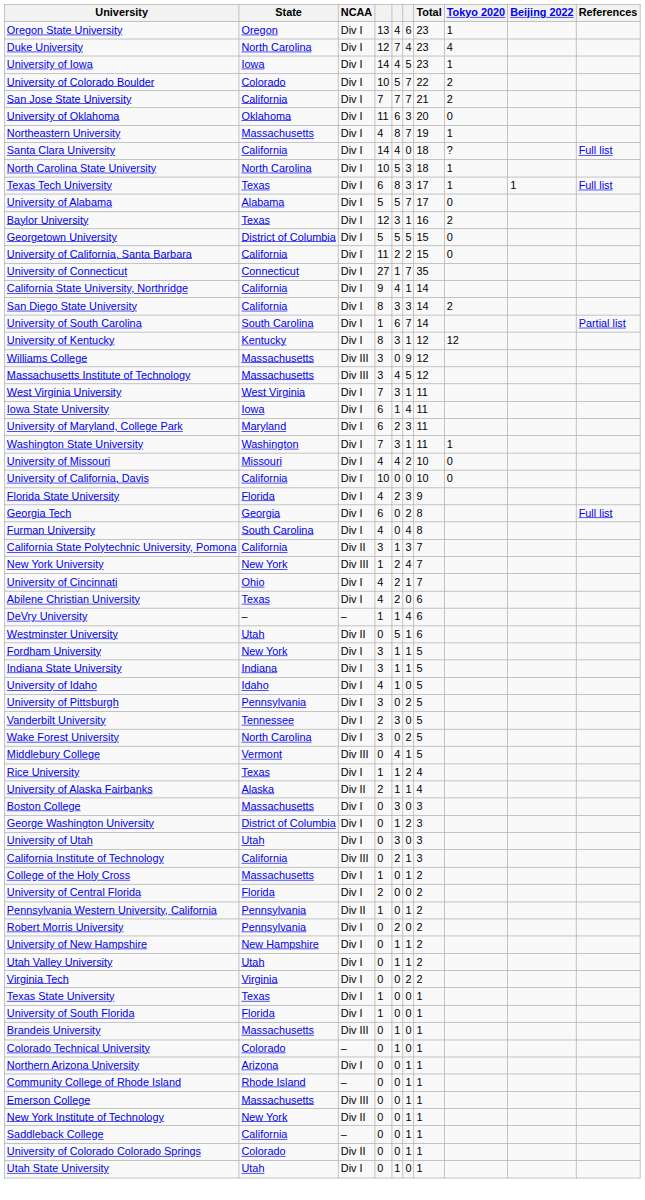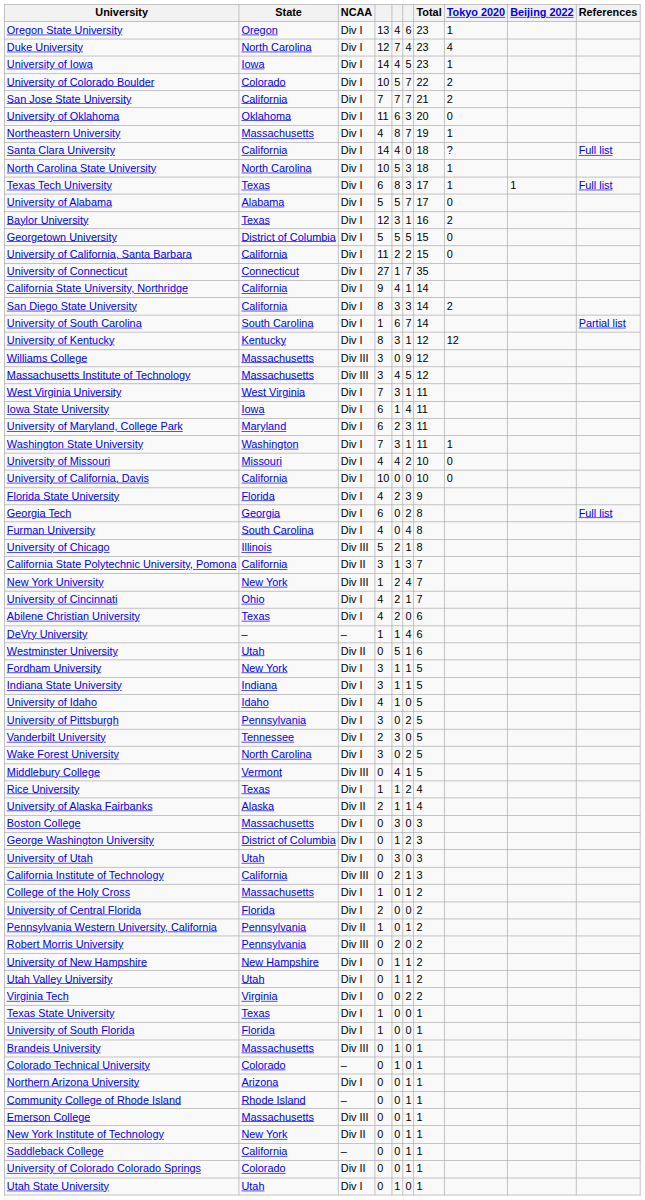+ row: (58, 548)
(352, 927) Div I -> (355, 944) Div III
